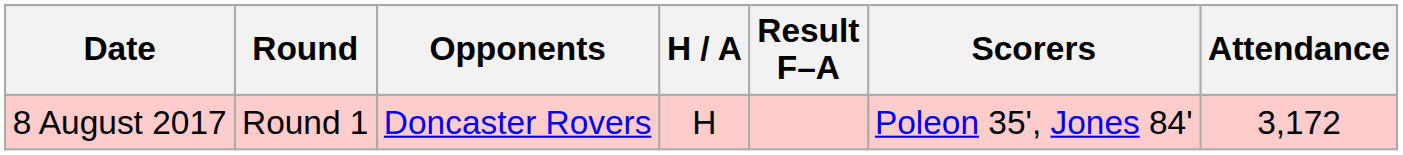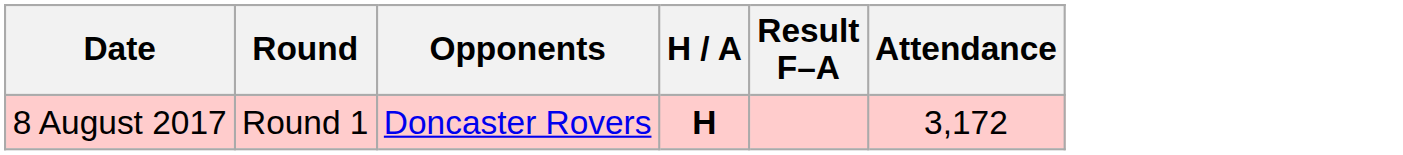- column: (1034, 49)
(704, 121) normal -> (704, 121) bold
